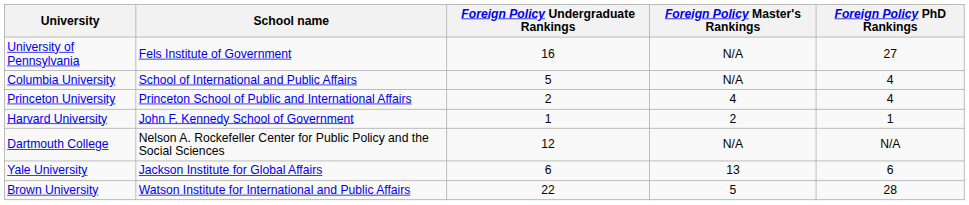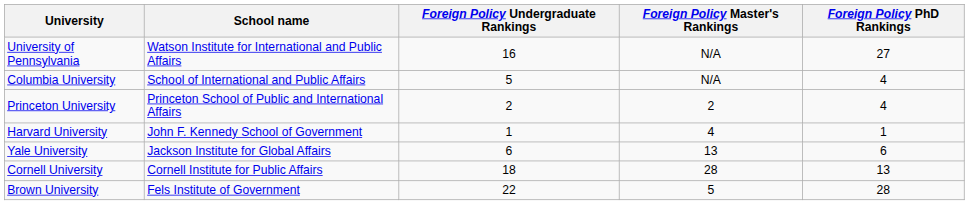(215, 53) Fels Institute of Government -> (265, 53) Watson Institute for International and Public Affairs
(733, 99) 4 -> (711, 106) 2
(733, 118) 2 -> (711, 132) 4
- row: (58, 144)
+ row: (55, 170)
(275, 190) Watson Institute for International and Public Affairs -> (224, 190) Fels Institute of Government
